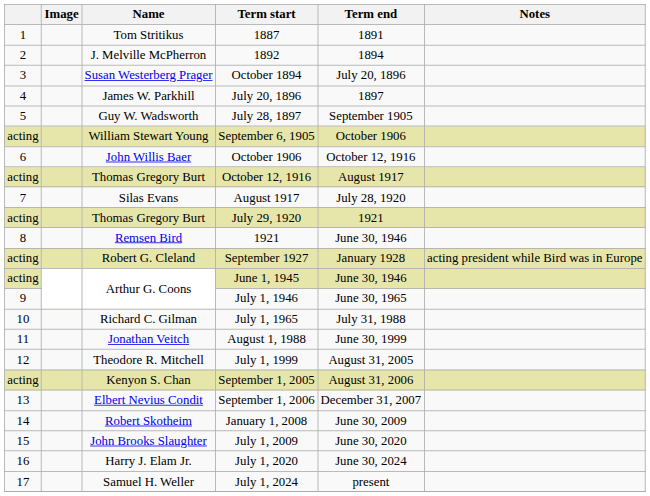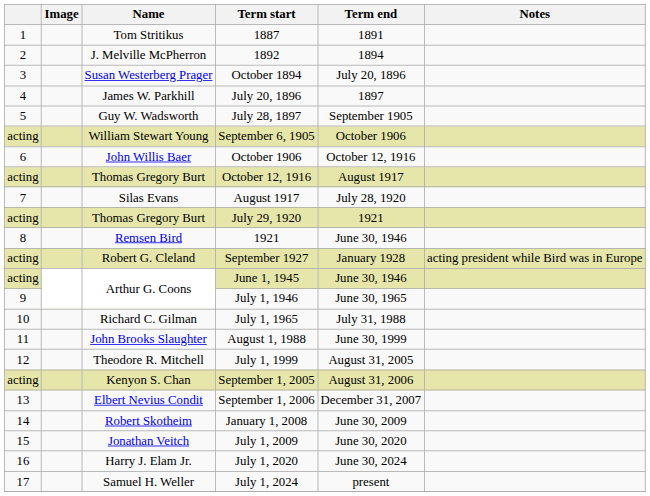(148, 339) Jonathan Veitch -> (148, 339) John Brooks Slaughter
(148, 440) John Brooks Slaughter -> (148, 440) Jonathan Veitch
